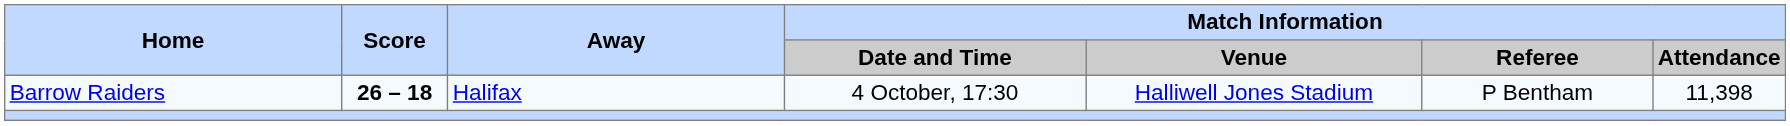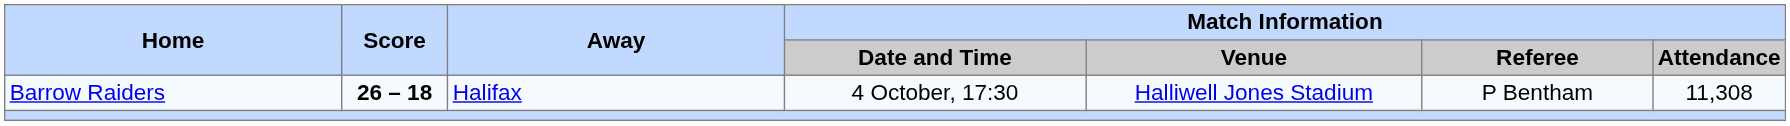(1719, 92) 11,398 -> (1719, 92) 11,308
